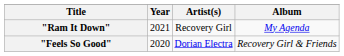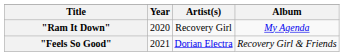(160, 28) 2021 -> (160, 28) 2020
(160, 43) 2020 -> (160, 43) 2021
